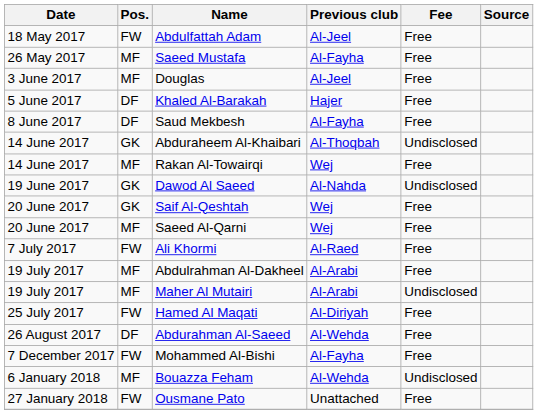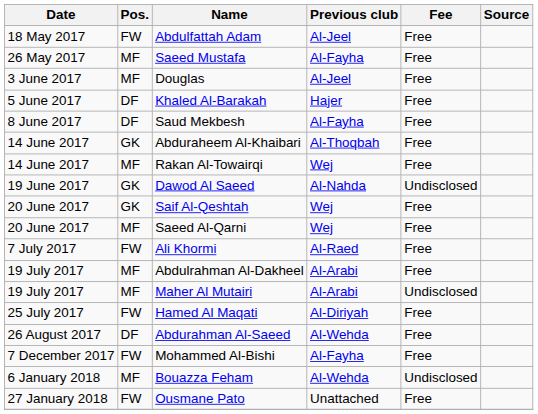(441, 143) Undisclosed -> (418, 143) Free
